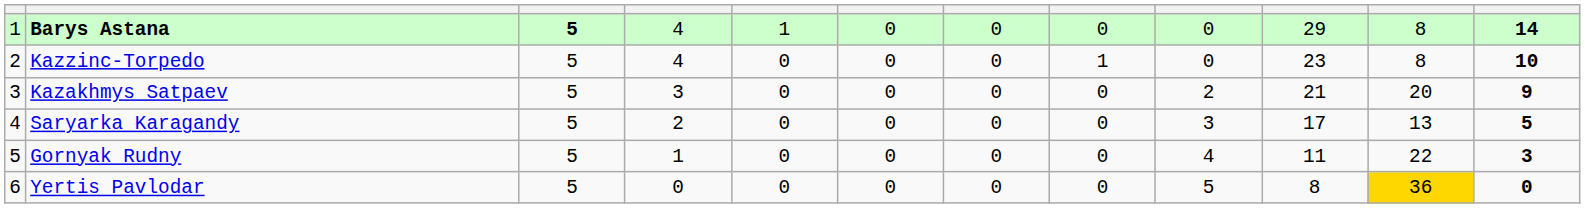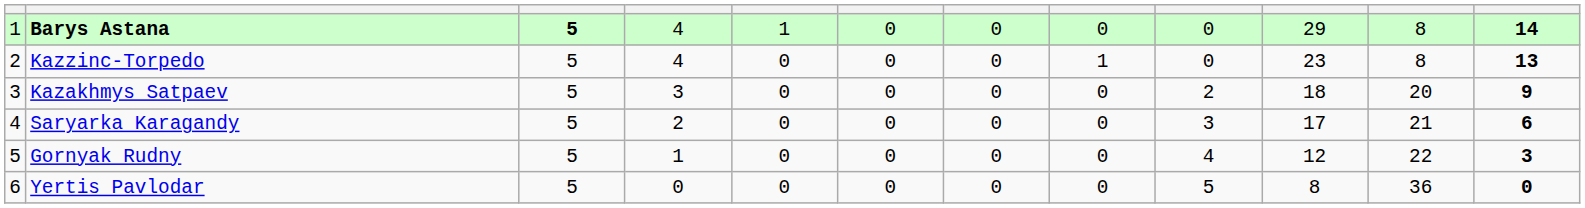(1527, 61) 10 -> (1527, 61) 13
(1315, 93) 21 -> (1315, 93) 18
(1421, 124) 13 -> (1421, 124) 21
(1527, 124) 5 -> (1527, 124) 6
(1315, 156) 11 -> (1315, 156) 12
(1421, 188) gold background -> (1421, 188) no background
